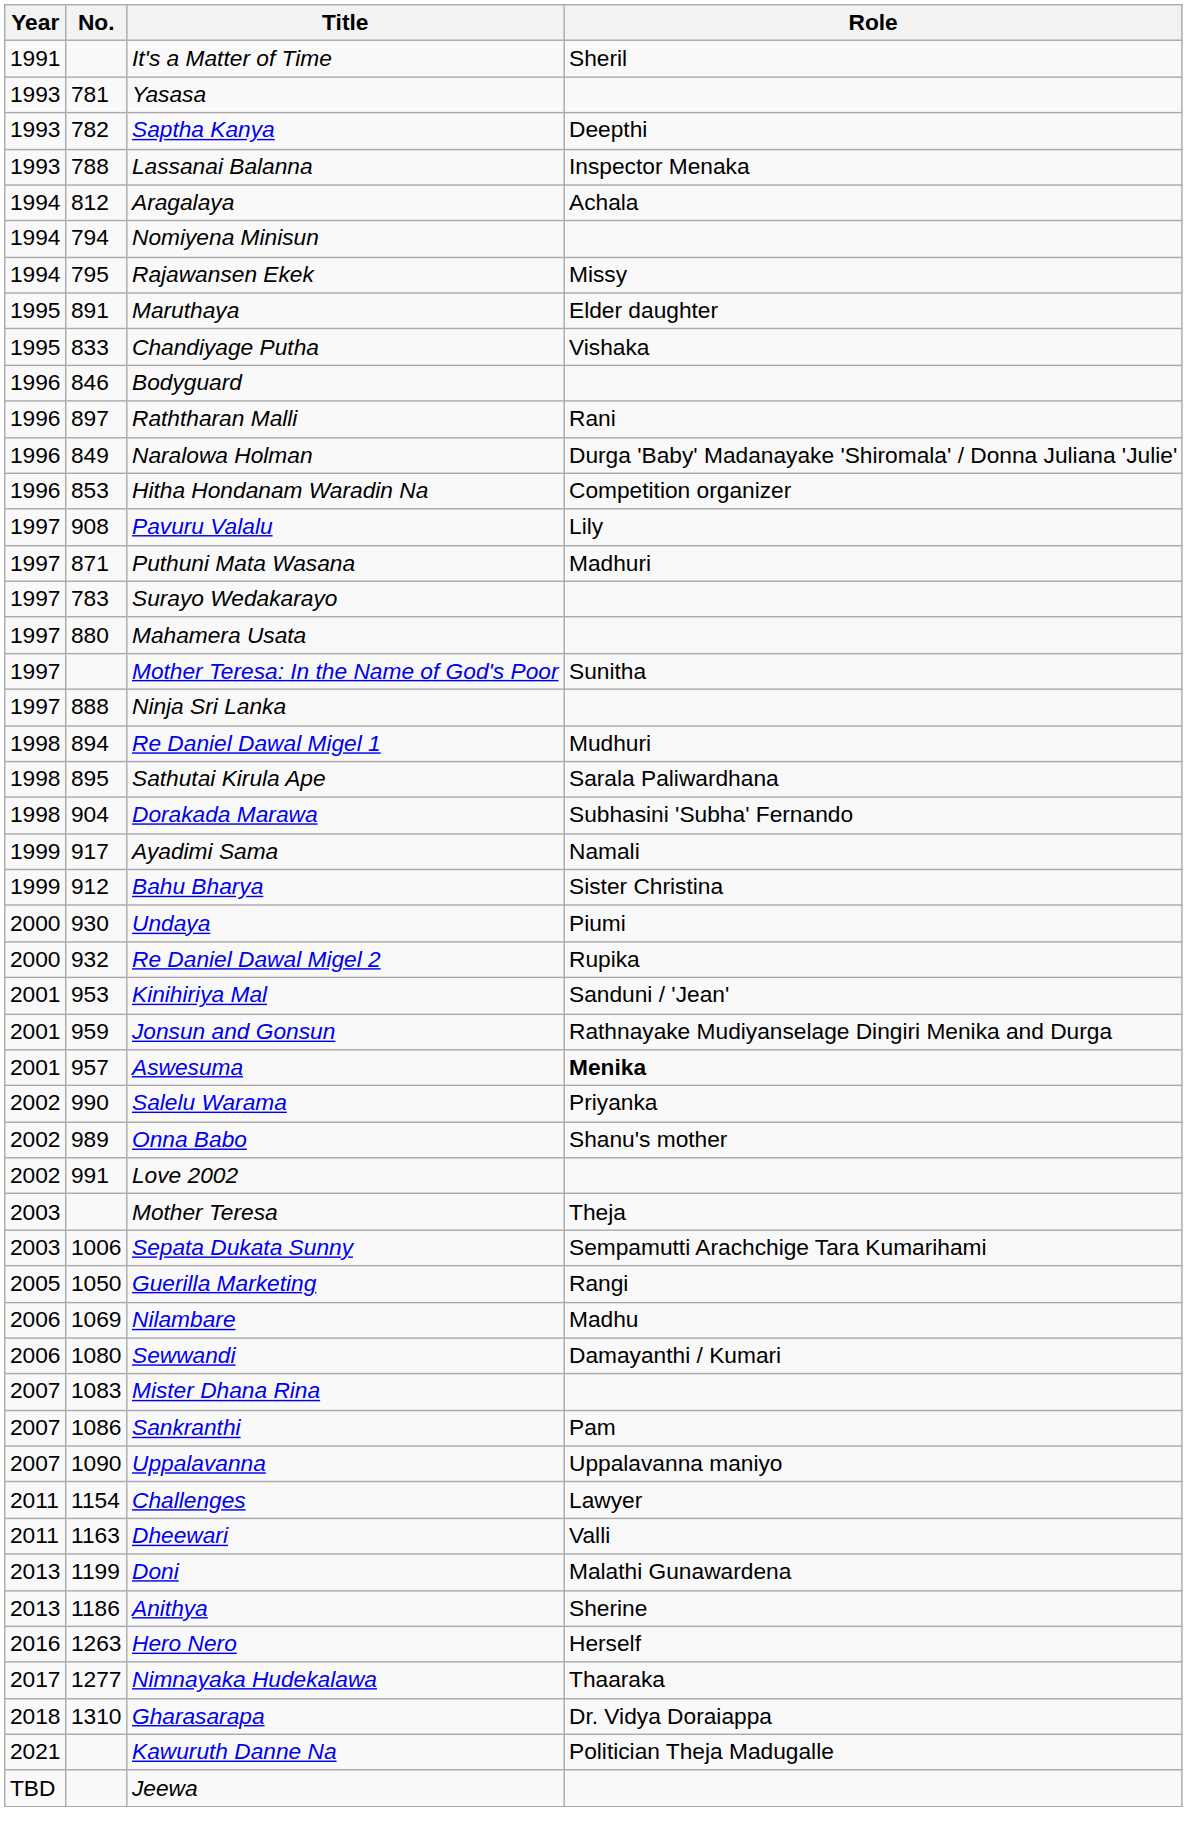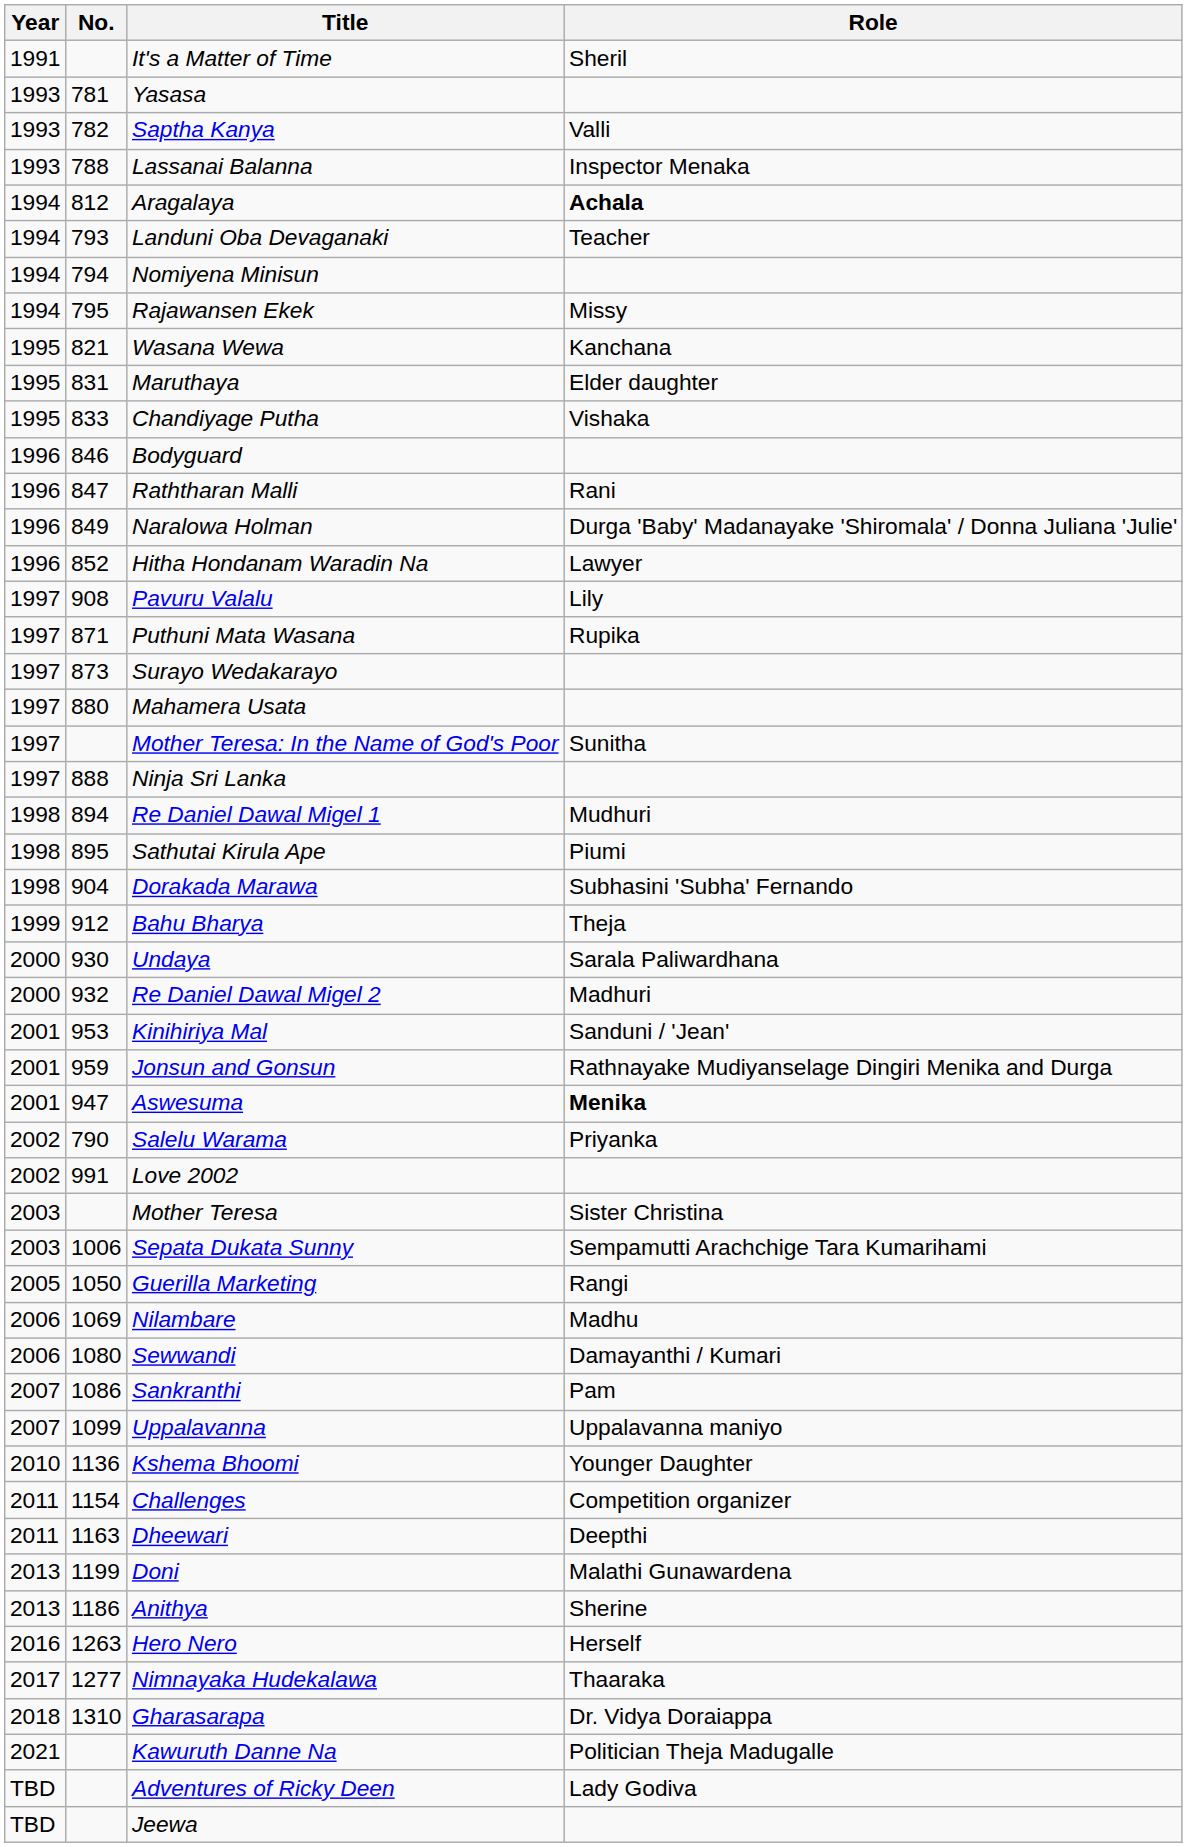(608, 130) Deepthi -> (590, 130) Valli
(604, 202) normal -> (606, 202) bold
+ row: (260, 238)
+ row: (208, 346)
(90, 310) 891 -> (90, 382) 831
(90, 418) 897 -> (90, 490) 847
(90, 490) 853 -> (90, 563) 852
(680, 490) Competition organizer -> (606, 563) Lawyer
(610, 563) Madhuri -> (604, 635) Rupika
(90, 599) 783 -> (90, 671) 873
(674, 779) Sarala Paliwardhana -> (597, 851) Piumi
- row: (205, 851)
(646, 887) Sister Christina -> (597, 923) Theja
(597, 923) Piumi -> (674, 959) Sarala Paliwardhana
(604, 959) Rupika -> (610, 995) Madhuri
(90, 1067) 957 -> (90, 1103) 947
(90, 1103) 990 -> (90, 1139) 790
- row: (189, 1139)
(597, 1211) Theja -> (646, 1211) Sister Christina
- row: (226, 1391)
(96, 1463) 1090 -> (96, 1427) 1099
+ row: (215, 1463)
(606, 1499) Lawyer -> (680, 1499) Competition organizer
(590, 1535) Valli -> (608, 1535) Deepthi
+ row: (263, 1788)
